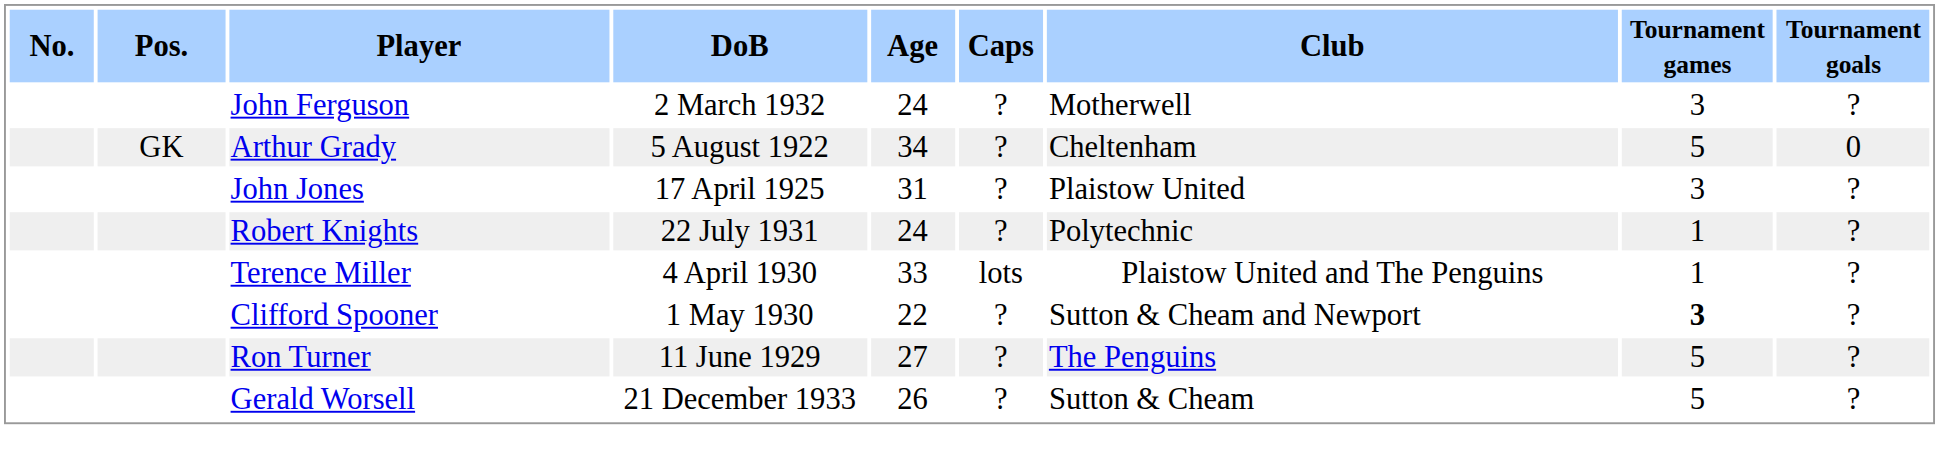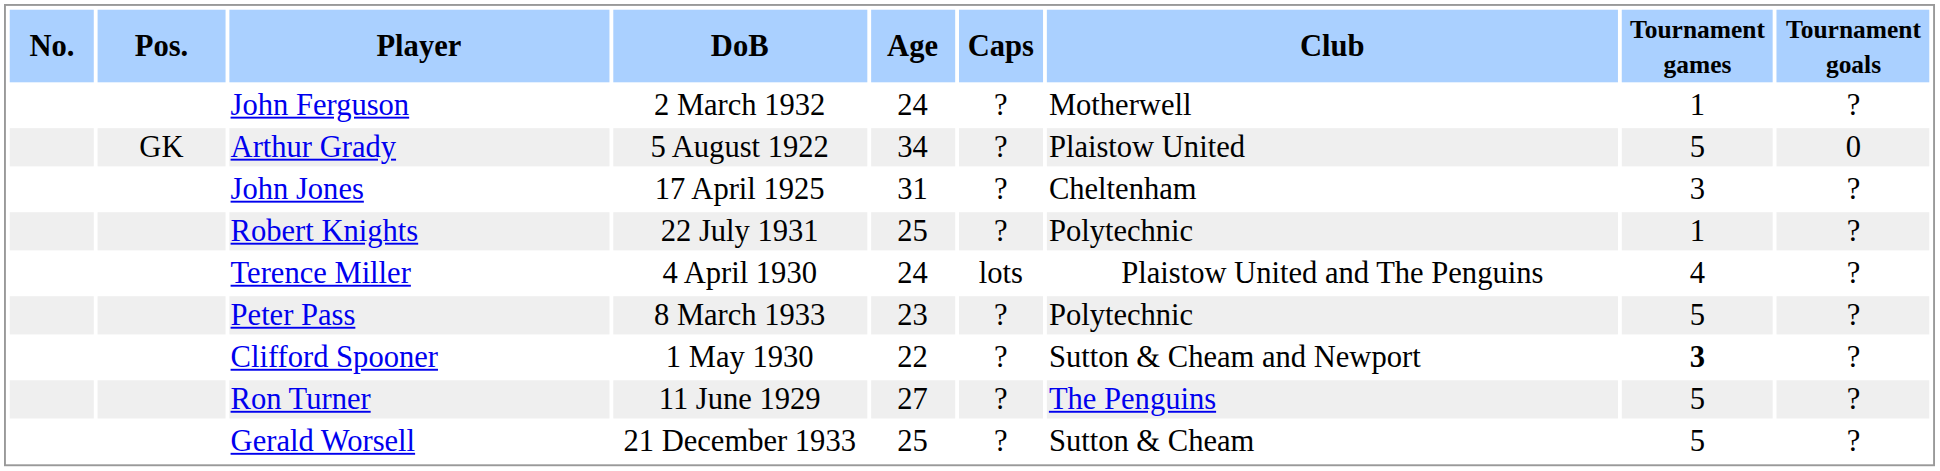(1697, 104) 3 -> (1697, 104) 1
(1123, 146) Cheltenham -> (1147, 146) Plaistow United
(1147, 188) Plaistow United -> (1123, 188) Cheltenham
(913, 230) 24 -> (913, 230) 25
(913, 272) 33 -> (913, 272) 24
(1697, 272) 1 -> (1697, 272) 4
+ row: (293, 314)
(913, 398) 26 -> (913, 440) 25
